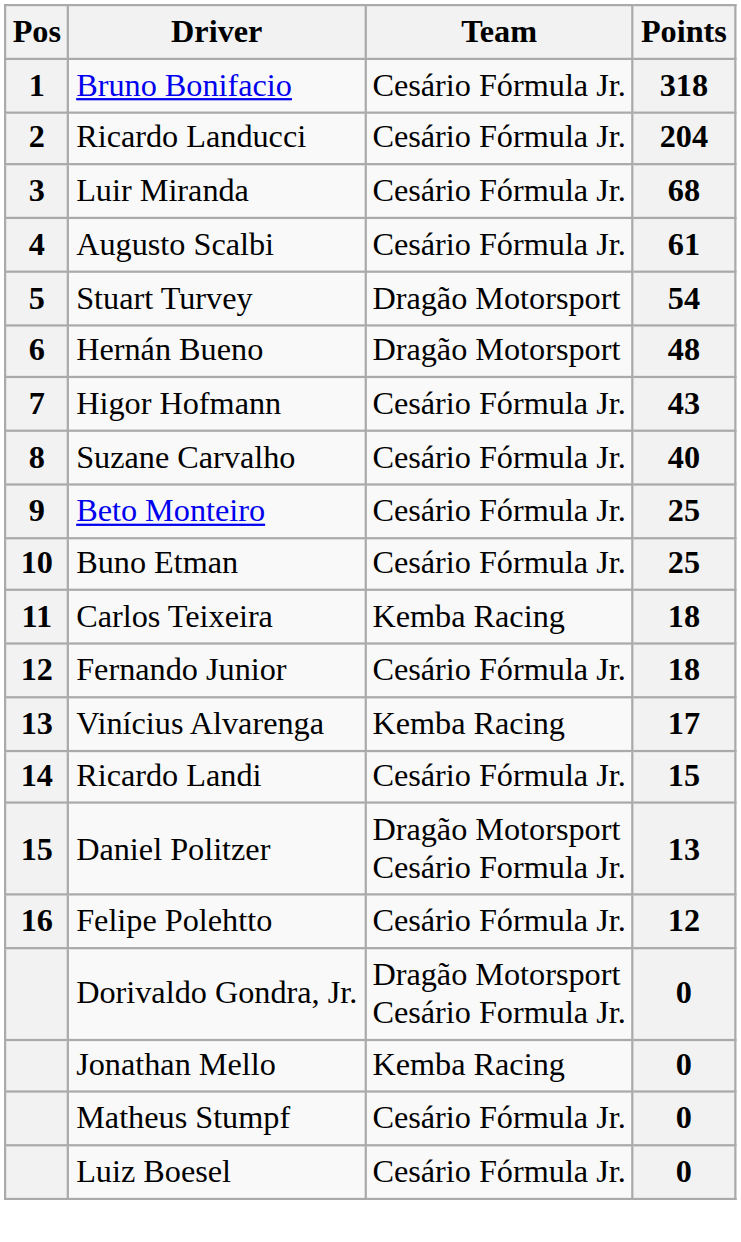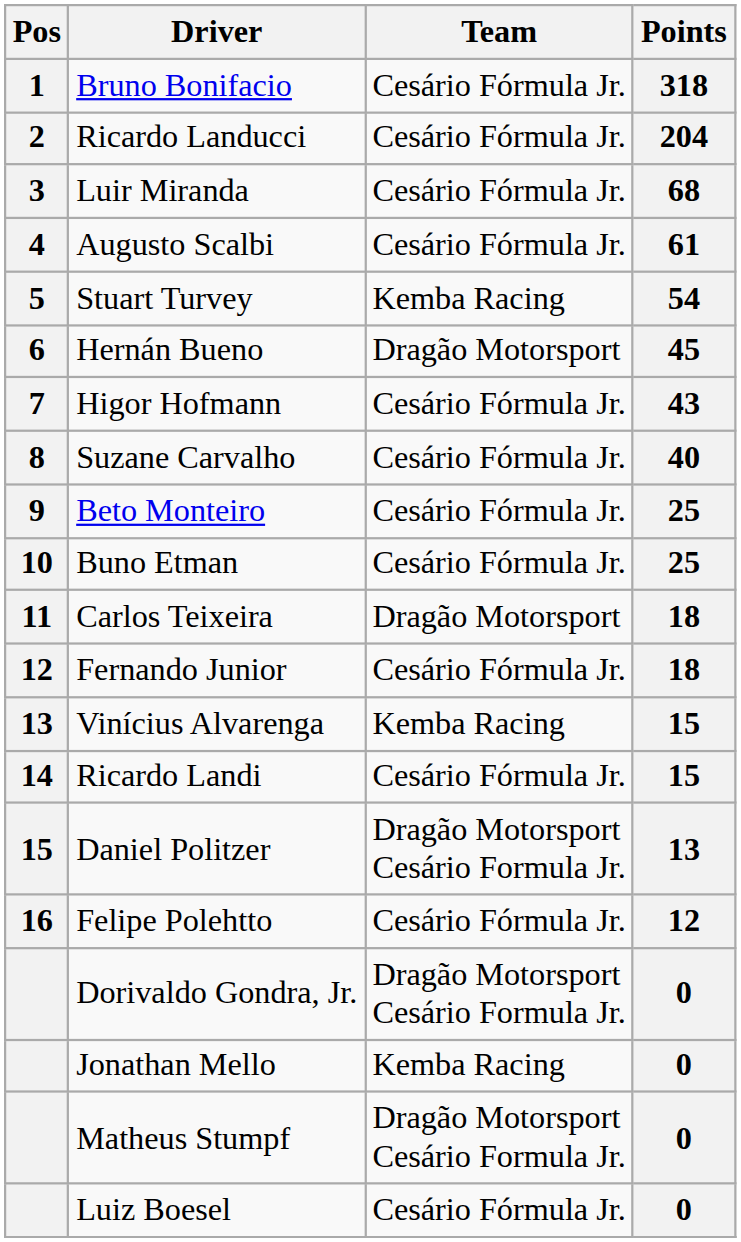(496, 297) Dragão Motorsport -> (469, 297) Kemba Racing
(684, 350) 48 -> (684, 350) 45
(469, 616) Kemba Racing -> (496, 616) Dragão Motorsport
(684, 723) 17 -> (684, 723) 15
(499, 1118) Cesário Fórmula Jr. -> (499, 1137) Dragão Motorsport Cesário Formula Jr.
